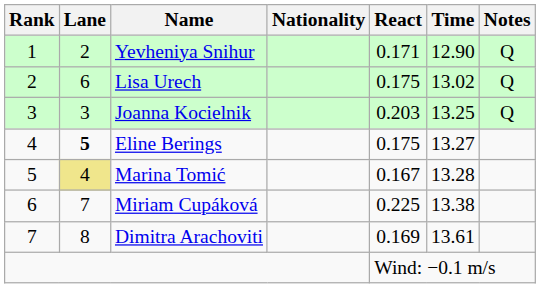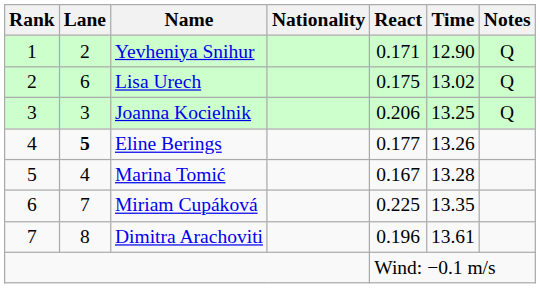(398, 112) 0.203 -> (398, 112) 0.206
(398, 143) 0.175 -> (398, 143) 0.177
(453, 143) 13.27 -> (453, 143) 13.26
(85, 174) khaki background -> (85, 174) no background
(453, 205) 13.38 -> (453, 205) 13.35
(398, 236) 0.169 -> (398, 236) 0.196
